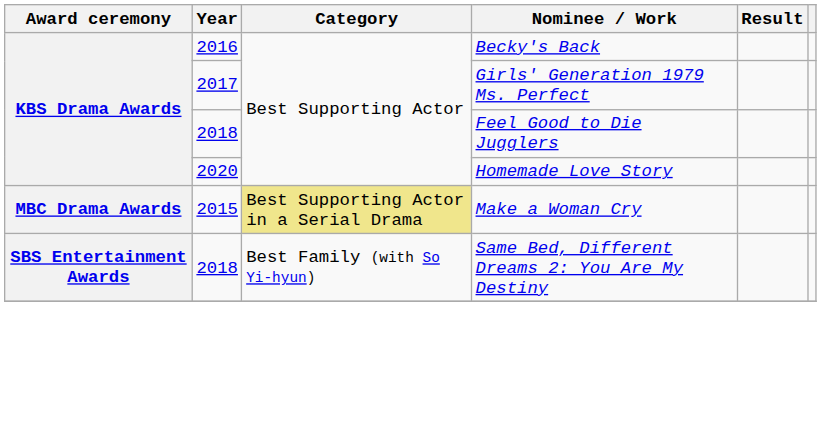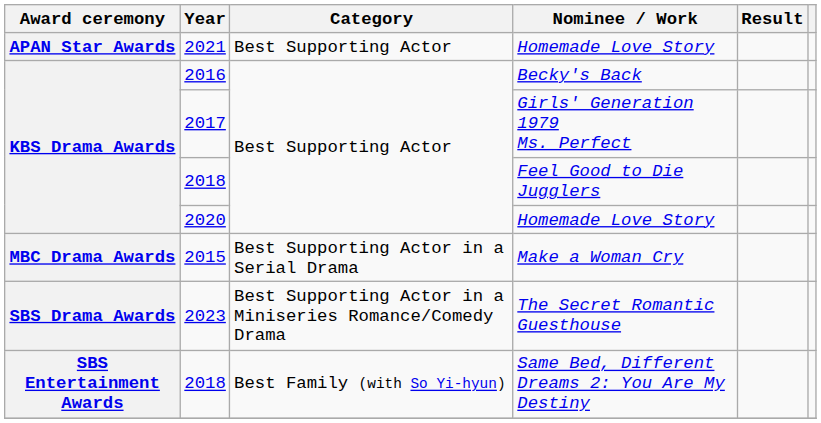+ row: (205, 47)
(355, 210) khaki background -> (369, 258) no background
+ row: (205, 316)
